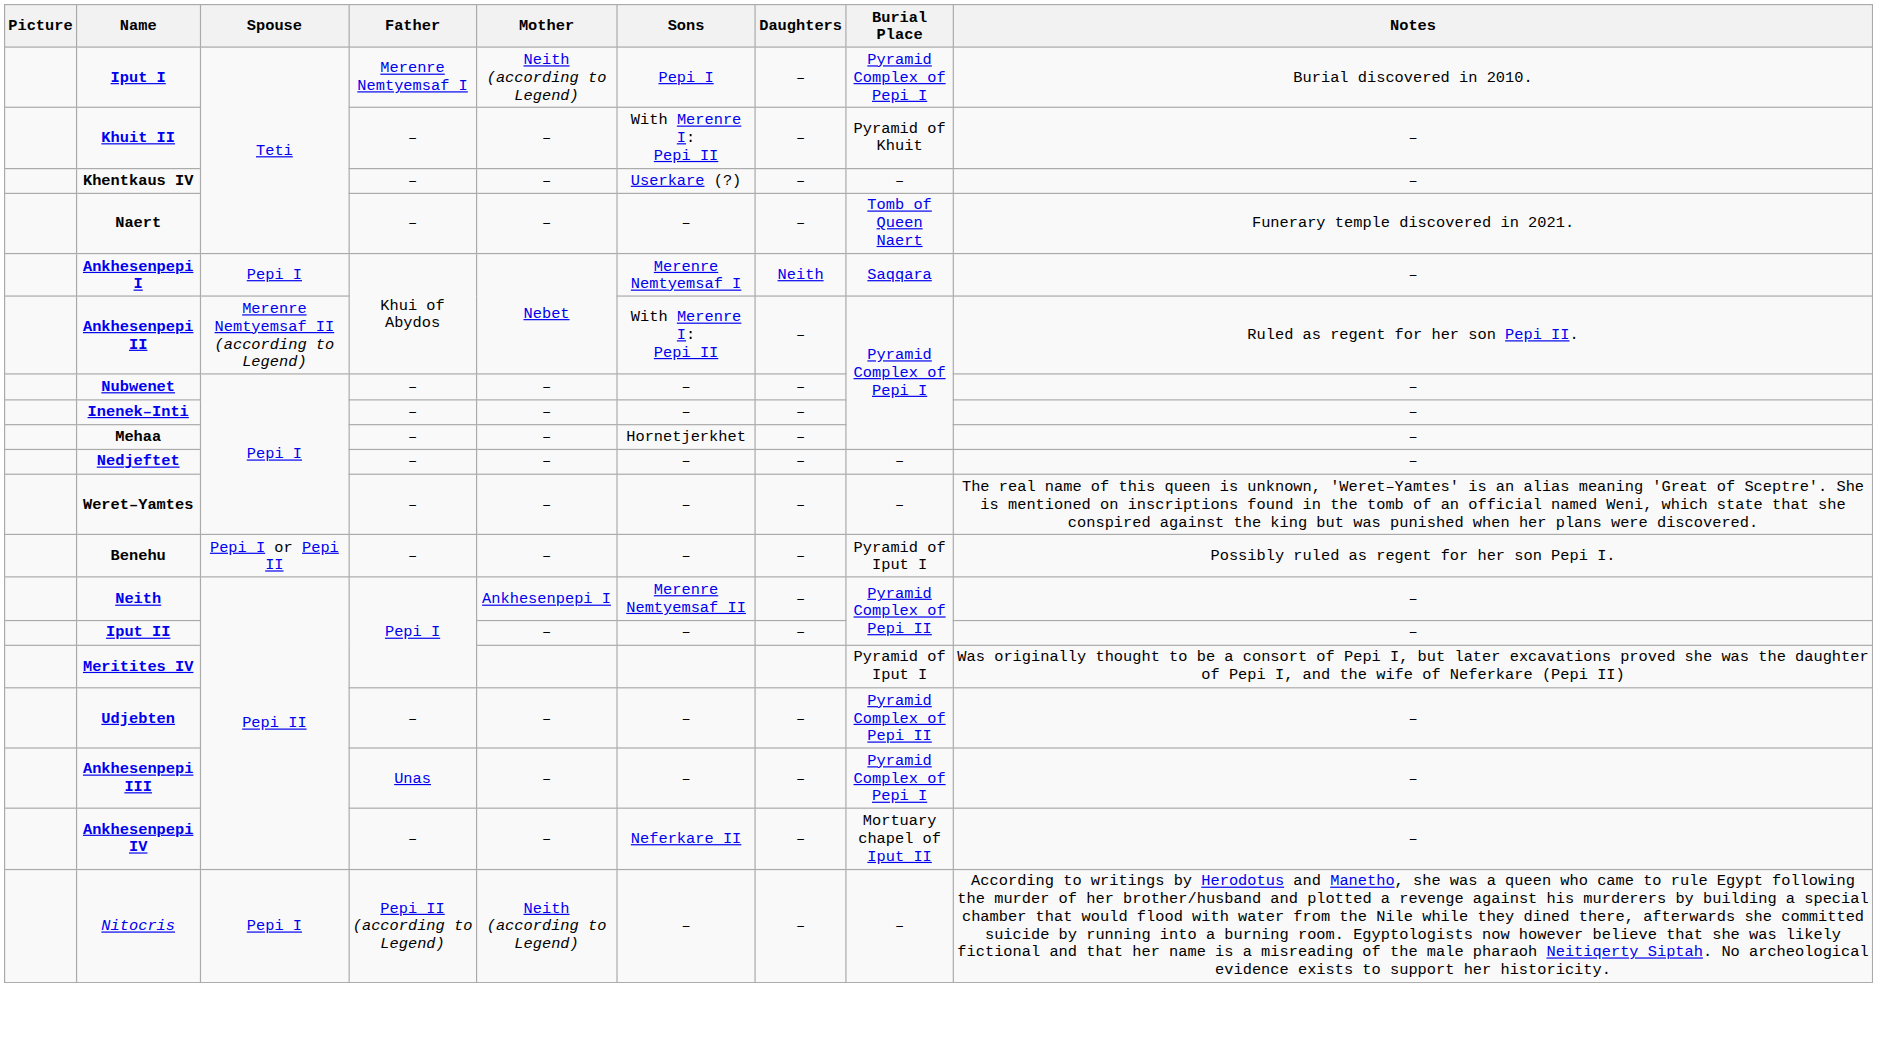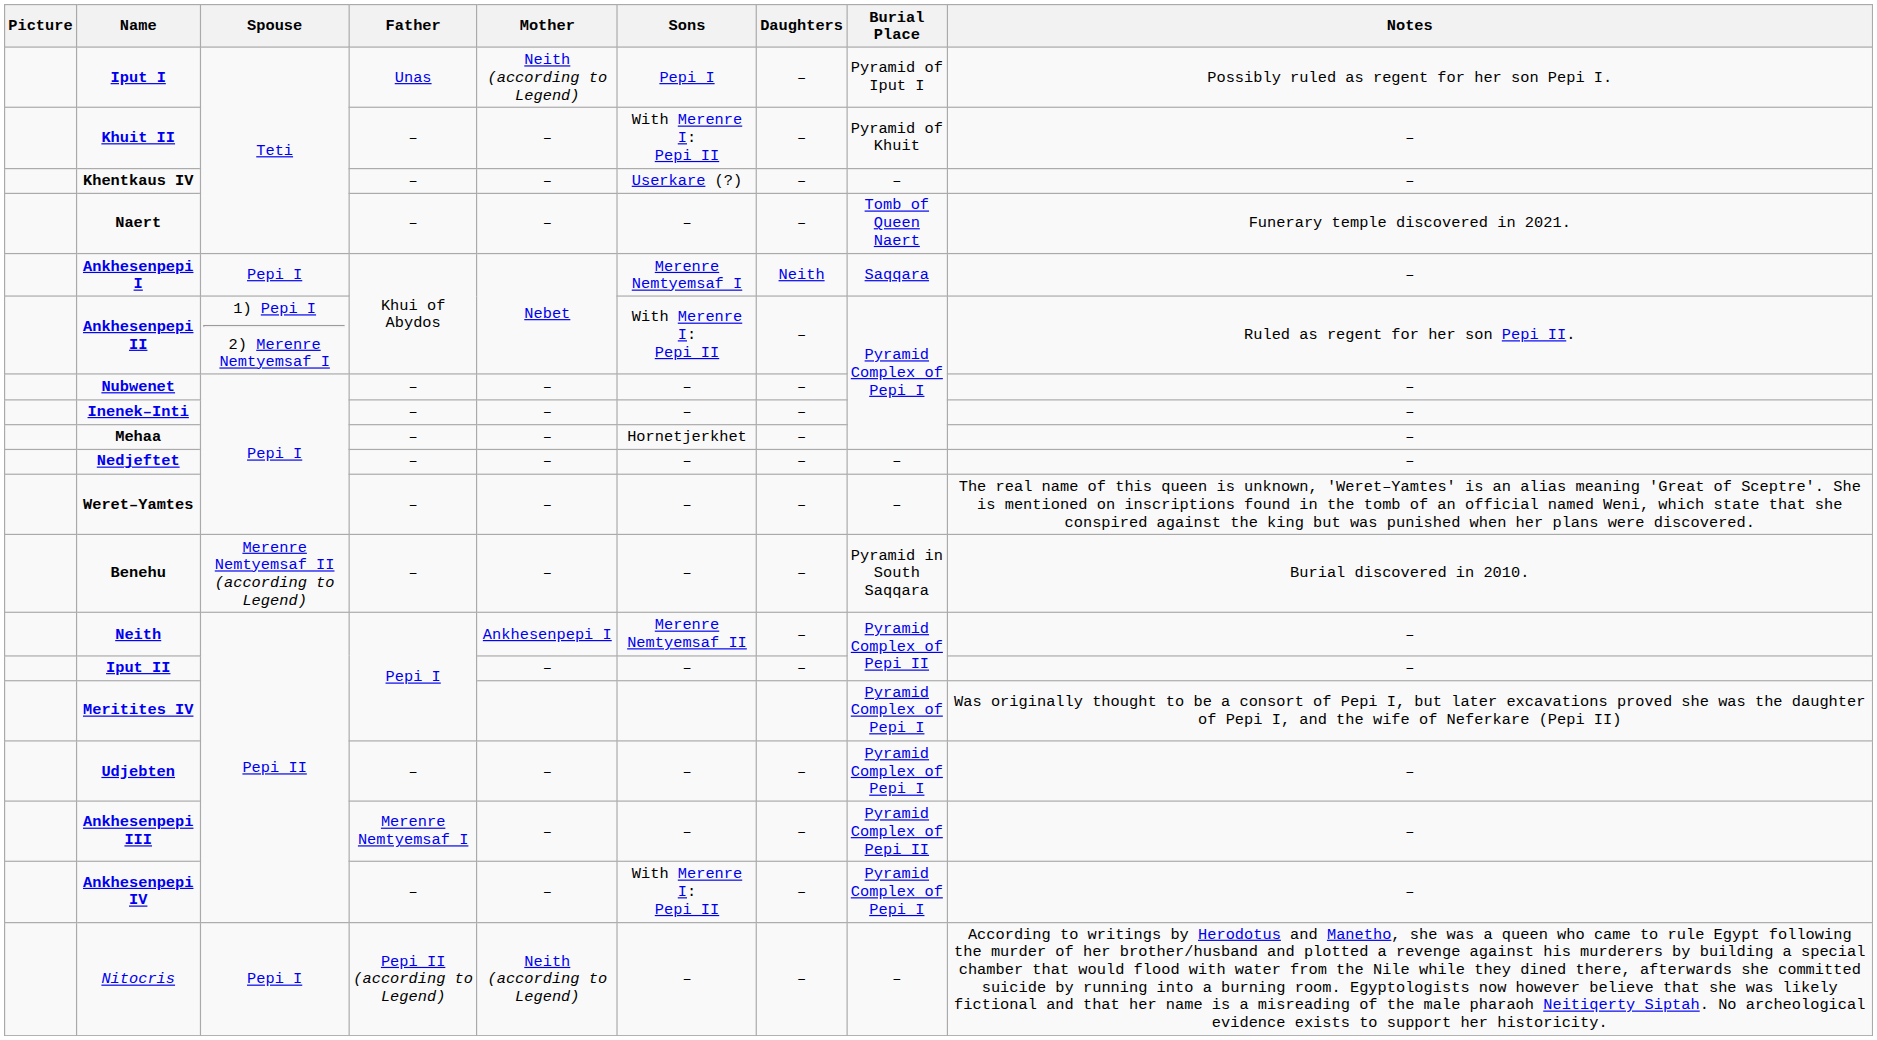(413, 77) Merenre Nemtyemsaf I -> (413, 77) Unas
(900, 77) Pyramid Complex of Pepi I -> (897, 77) Pyramid of Iput I
(1413, 77) Burial discovered in 2010. -> (1410, 77) Possibly ruled as regent for her son Pepi I.
(274, 335) Merenre Nemtyemsaf II (according to Legend) -> (275, 335) 1) Pepi I 2) Merenre Nemtyemsaf I
(274, 556) Pepi I or Pepi II -> (275, 574) Merenre Nemtyemsaf II (according to Legend)
(900, 556) Pyramid of Iput I -> (897, 574) Pyramid in South Saqqara
(1413, 556) Possibly ruled as regent for her son Pepi I. -> (1410, 574) Burial discovered in 2010.
(900, 666) Pyramid of Iput I -> (897, 711) Pyramid Complex of Pepi I
(900, 718) Pyramid Complex of Pepi II -> (897, 771) Pyramid Complex of Pepi I
(413, 778) Unas -> (413, 832) Merenre Nemtyemsaf I
(900, 778) Pyramid Complex of Pepi I -> (897, 832) Pyramid Complex of Pepi II
(686, 839) Neferkare II -> (687, 892) With Merenre I: Pepi II
(900, 839) Mortuary chapel of Iput II -> (897, 892) Pyramid Complex of Pepi I
